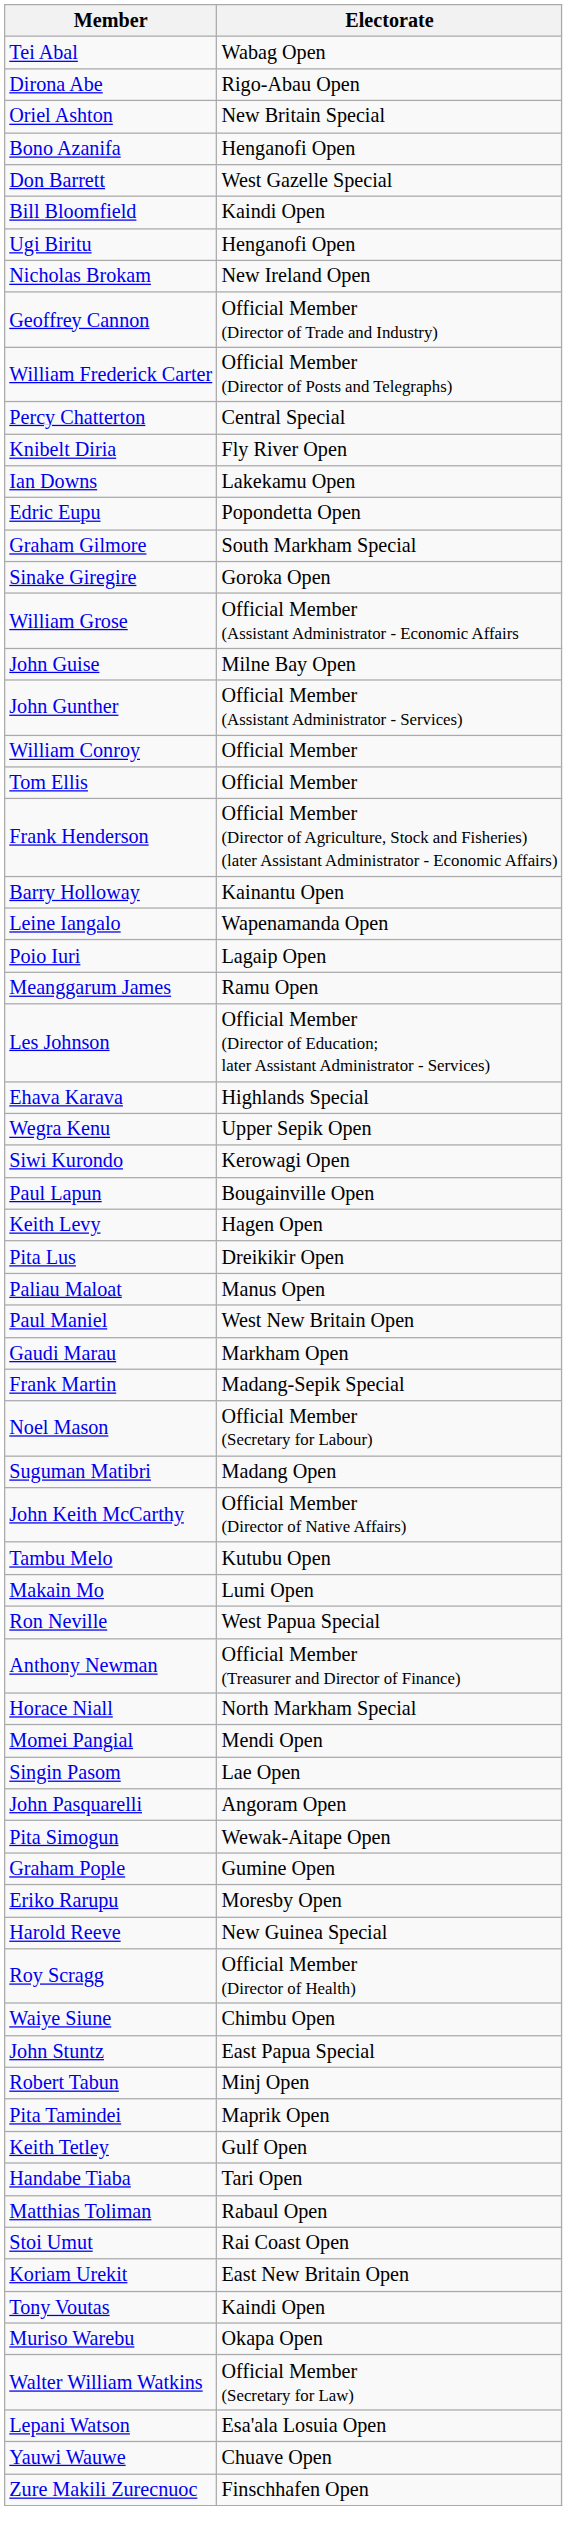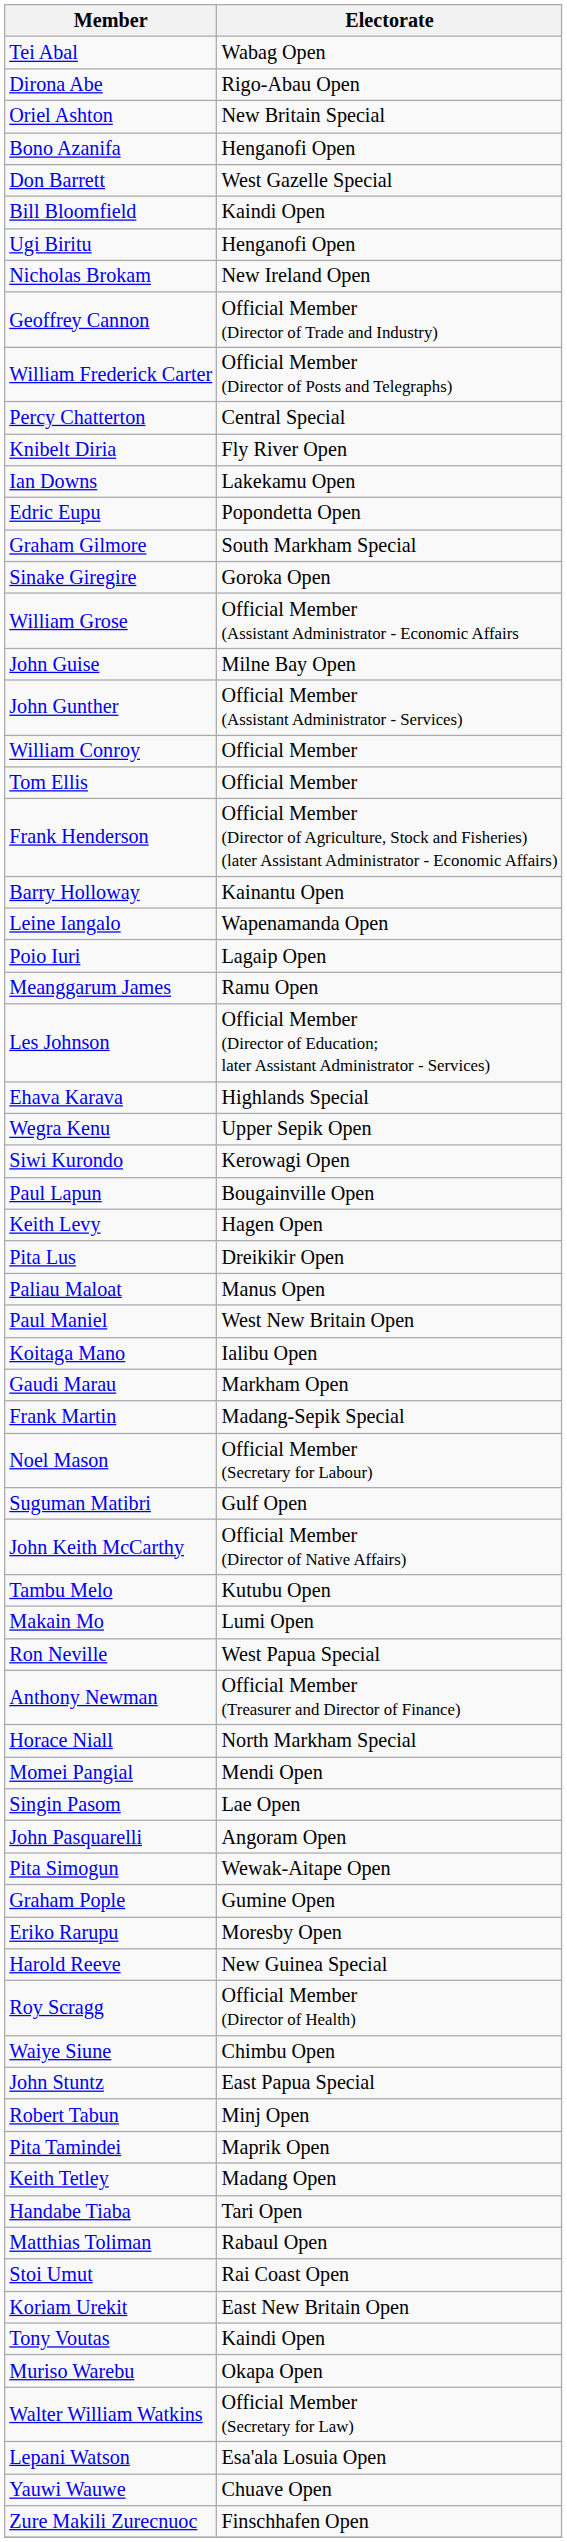+ row: (67, 1352)
(279, 1471) Madang Open -> (264, 1503) Gulf Open
(264, 2147) Gulf Open -> (279, 2179) Madang Open
